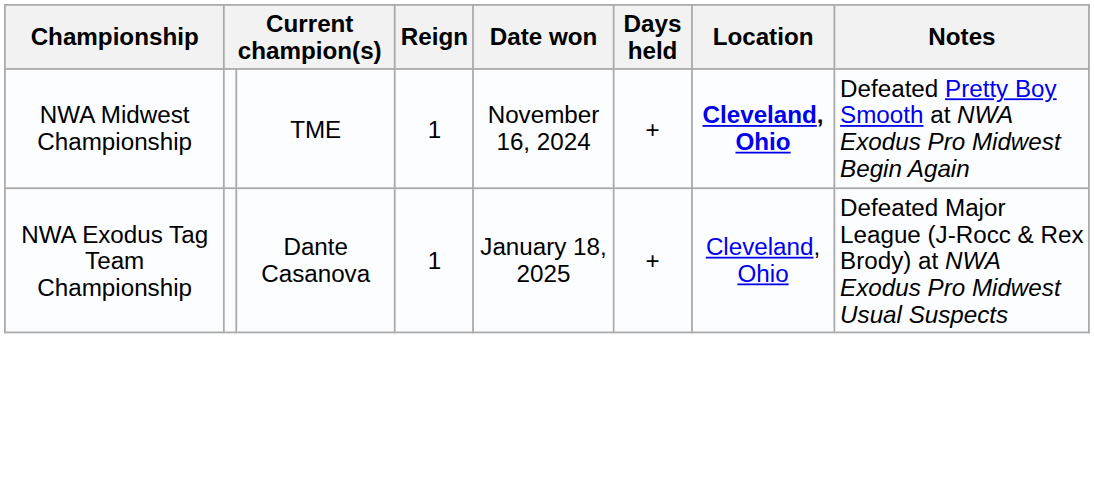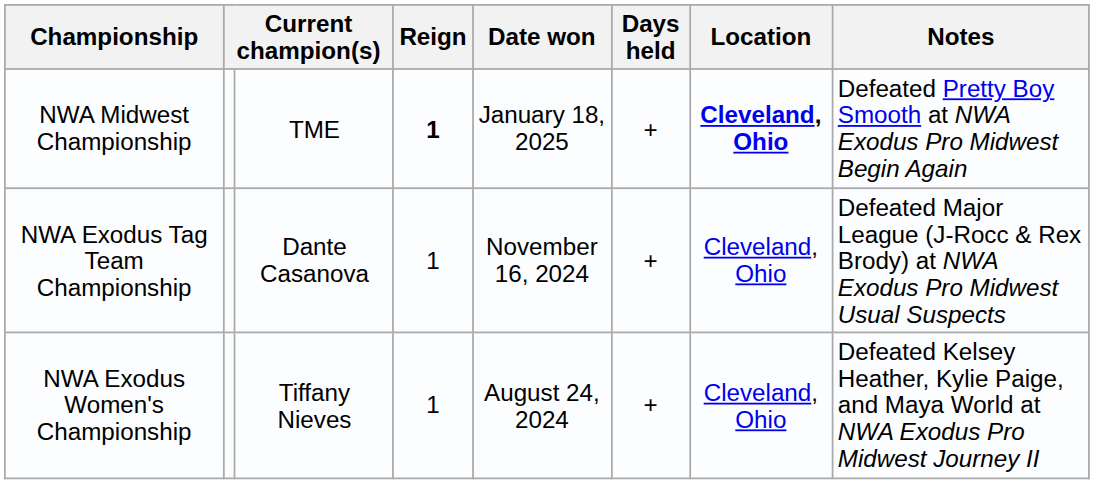(434, 128) normal -> (433, 128) bold
(544, 128) November 16, 2024 -> (542, 128) January 18, 2025
(544, 260) January 18, 2025 -> (542, 260) November 16, 2024
+ row: (114, 405)
